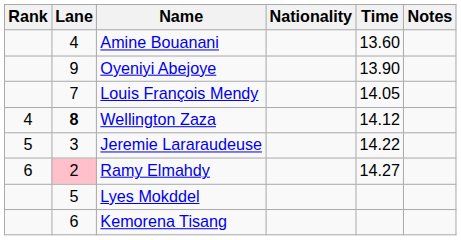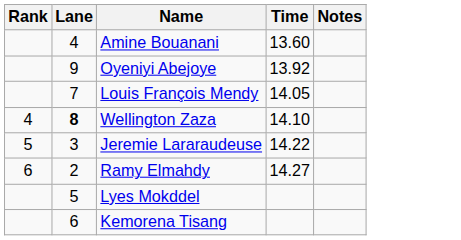- column: (311, 17)
(380, 68) 13.90 -> (290, 68) 13.92
(380, 119) 14.12 -> (290, 119) 14.10
(74, 171) pink background -> (74, 171) no background
